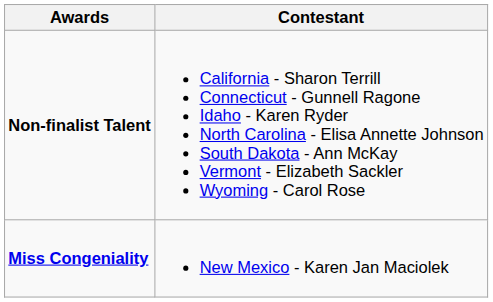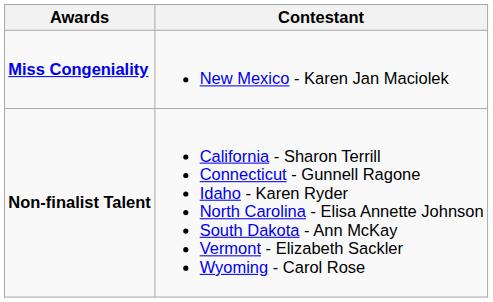rows swapped: (78, 258) <-> (80, 125)
